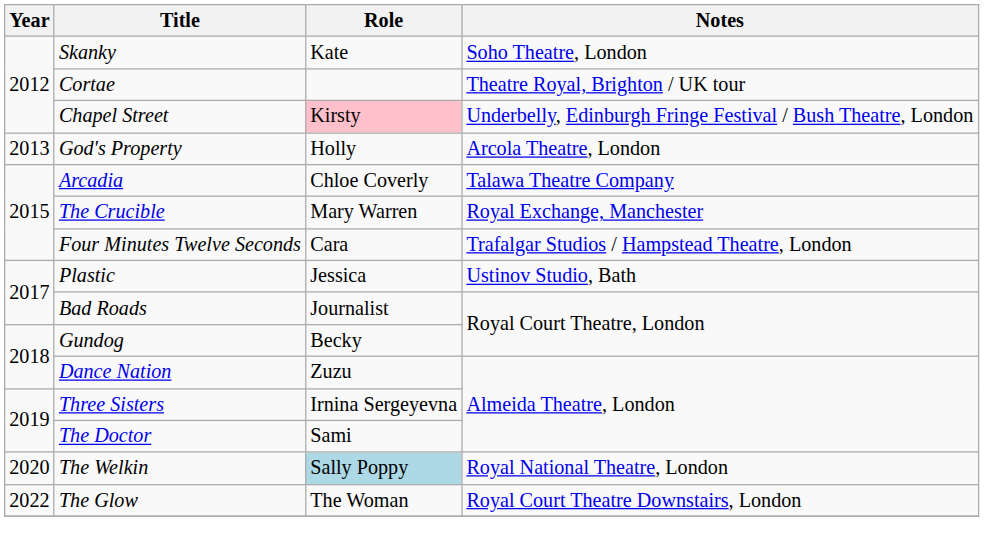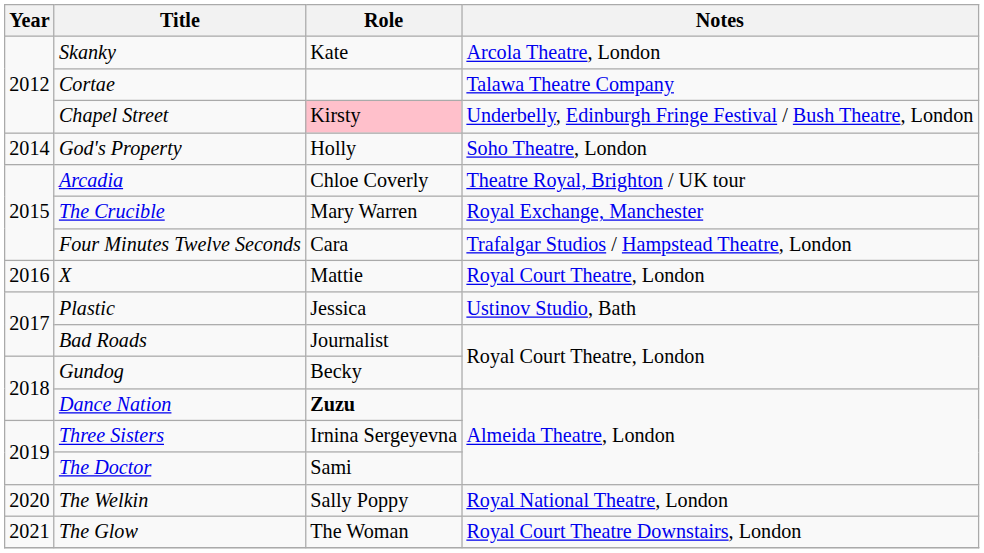(557, 52) Soho Theatre, London -> (563, 52) Arcola Theatre, London
(606, 84) Theatre Royal, Brighton / UK tour -> (570, 84) Talawa Theatre Company
(29, 148) 2013 -> (29, 148) 2014
(563, 148) Arcola Theatre, London -> (557, 148) Soho Theatre, London
(570, 180) Talawa Theatre Company -> (606, 180) Theatre Royal, Brighton / UK tour
+ row: (65, 276)
(331, 372) normal -> (333, 404) bold
(359, 468) lightblue background -> (359, 500) no background
(29, 500) 2022 -> (29, 532) 2021
